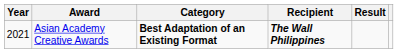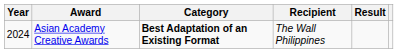(18, 34) 2021 -> (18, 34) 2024
(298, 34) bold -> (300, 34) normal
